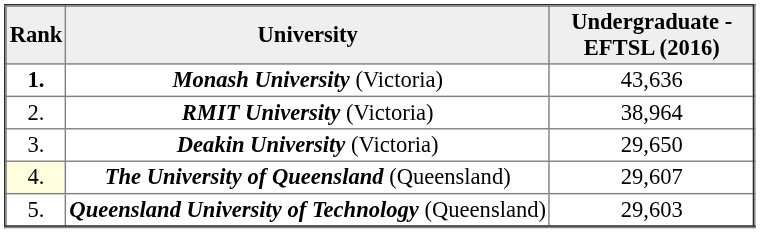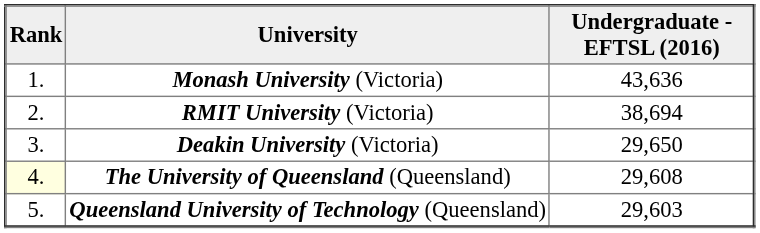(36, 79) bold -> (36, 79) normal
(652, 112) 38,964 -> (652, 112) 38,694
(652, 177) 29,607 -> (652, 177) 29,608
